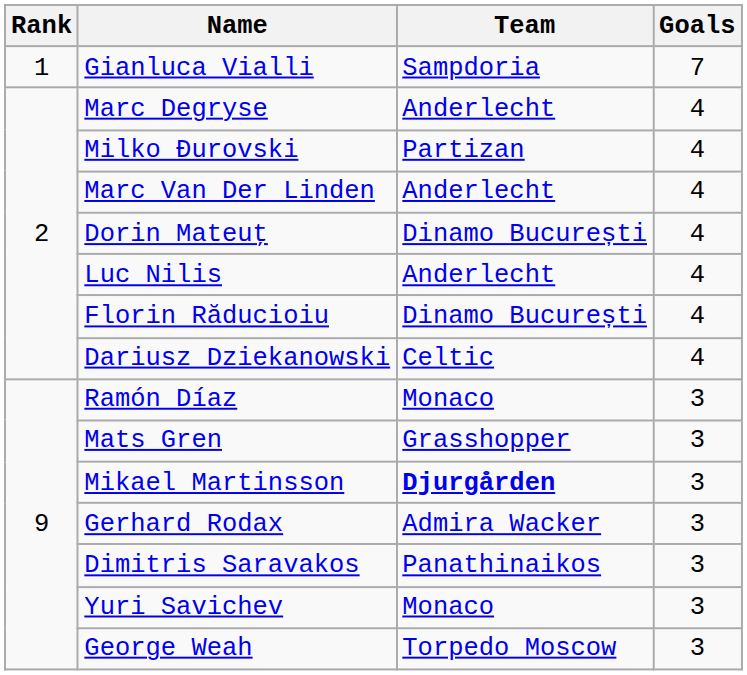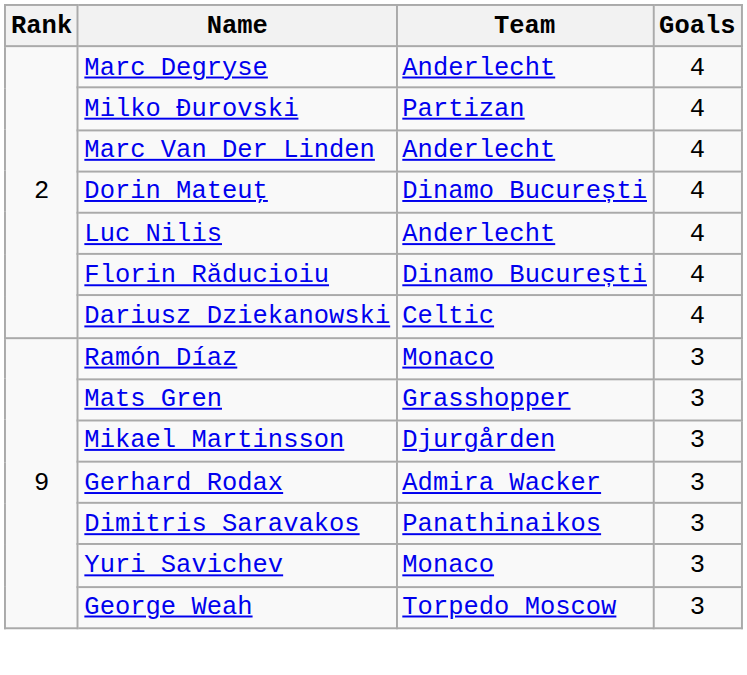- row: (199, 67)
(479, 483) bold -> (479, 441) normal
